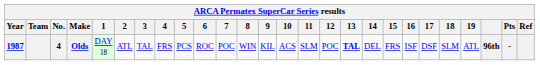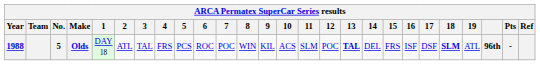(15, 47) 1987 -> (15, 47) 1988
(59, 47) 4 -> (59, 47) 5
(450, 47) normal -> (451, 47) bold
